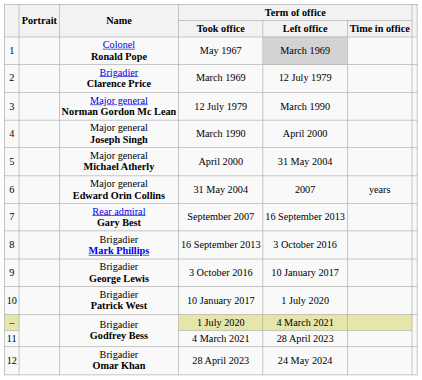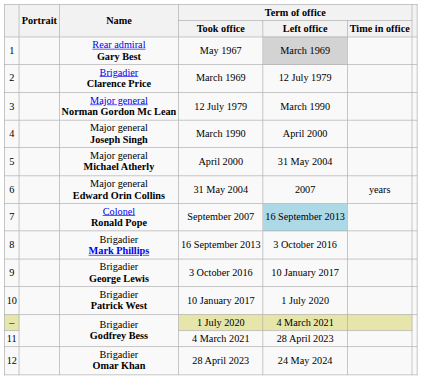(119, 50) Colonel Ronald Pope -> (119, 50) Rear admiral Gary Best
(119, 217) Rear admiral Gary Best -> (119, 217) Colonel Ronald Pope
(305, 217) no background -> (305, 217) lightblue background
